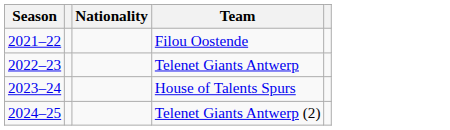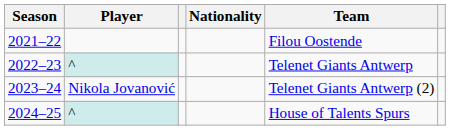+ column: (122, 16)
(225, 88) House of Talents Spurs -> (351, 88) Telenet Giants Antwerp (2)
(238, 112) Telenet Giants Antwerp (2) -> (339, 112) House of Talents Spurs
